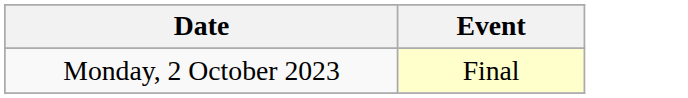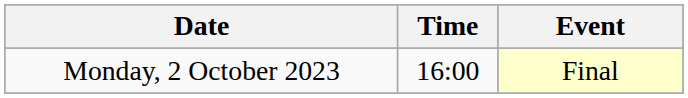+ column: (448, 26)
